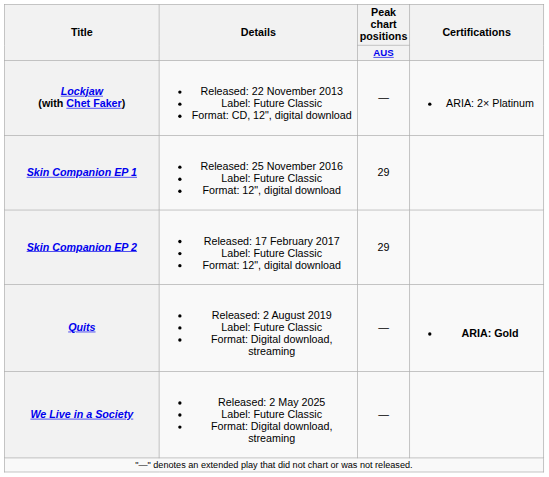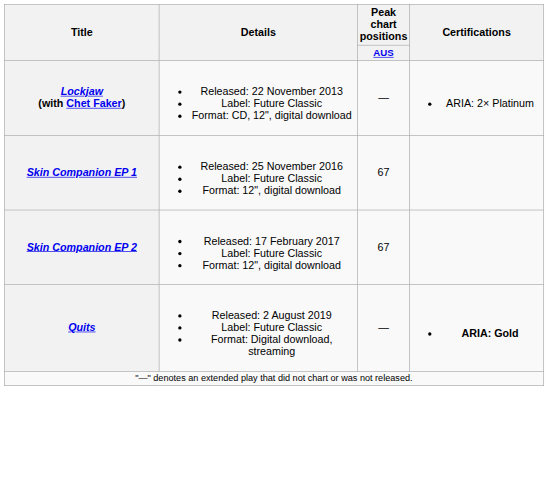(384, 172) 29 -> (384, 172) 67
(384, 247) 29 -> (384, 247) 67
- row: (82, 414)
